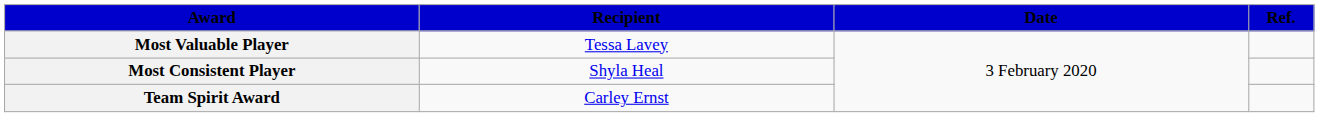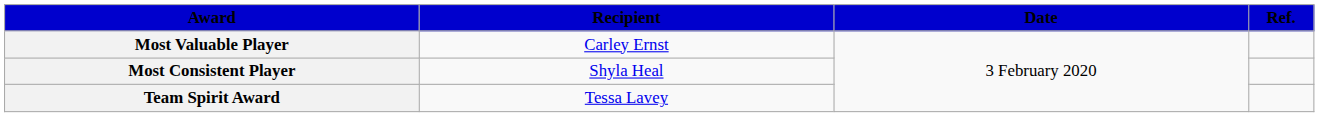(626, 44) Tessa Lavey -> (626, 44) Carley Ernst
(626, 97) Carley Ernst -> (626, 97) Tessa Lavey
